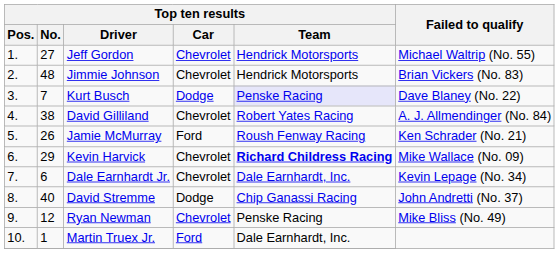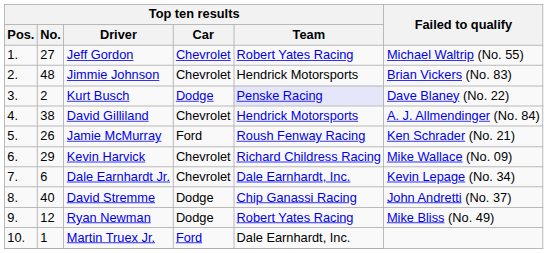(297, 55) Hendrick Motorsports -> (295, 55) Robert Yates Racing
(44, 95) 7 -> (44, 95) 2
(295, 116) Robert Yates Racing -> (297, 116) Hendrick Motorsports
(314, 156) bold -> (309, 156) normal
(203, 217) Chevrolet -> (195, 217) Dodge
(280, 217) Penske Racing -> (295, 217) Robert Yates Racing
